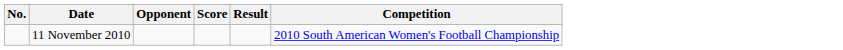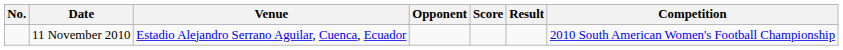+ column: (271, 14)
